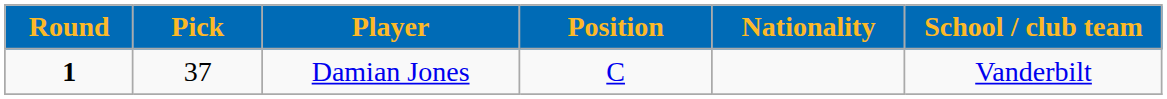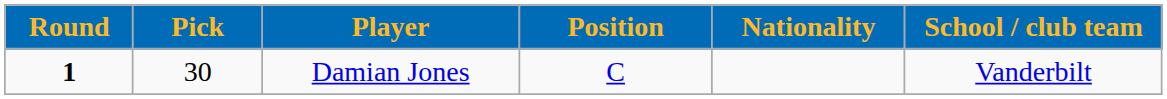(198, 71) 37 -> (198, 71) 30
